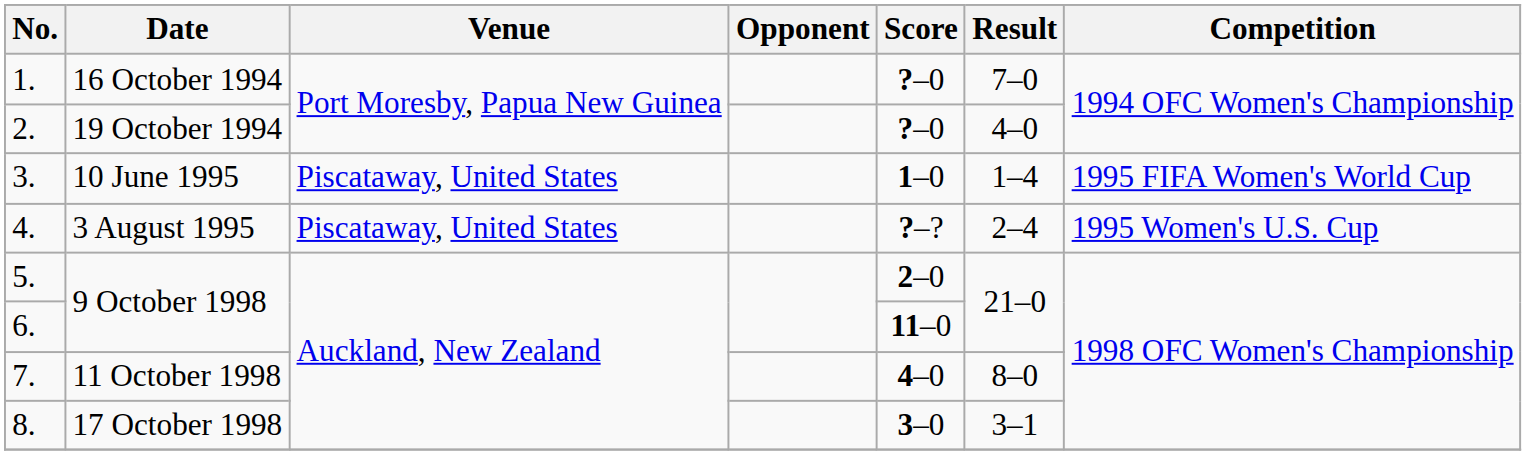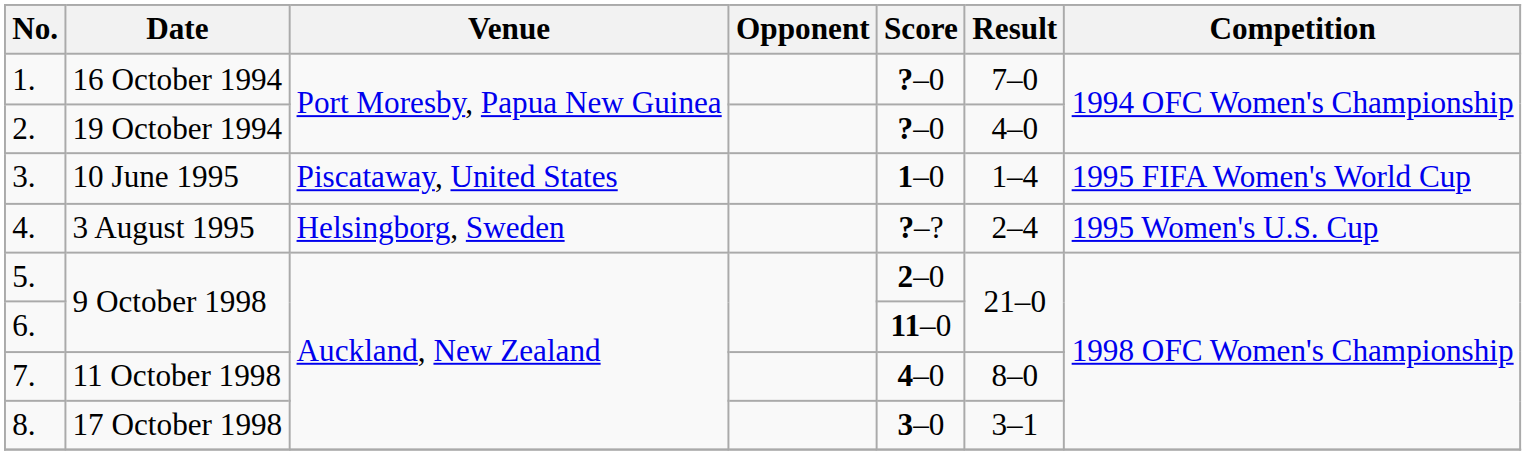(457, 227) Piscataway, United States -> (431, 227) Helsingborg, Sweden
